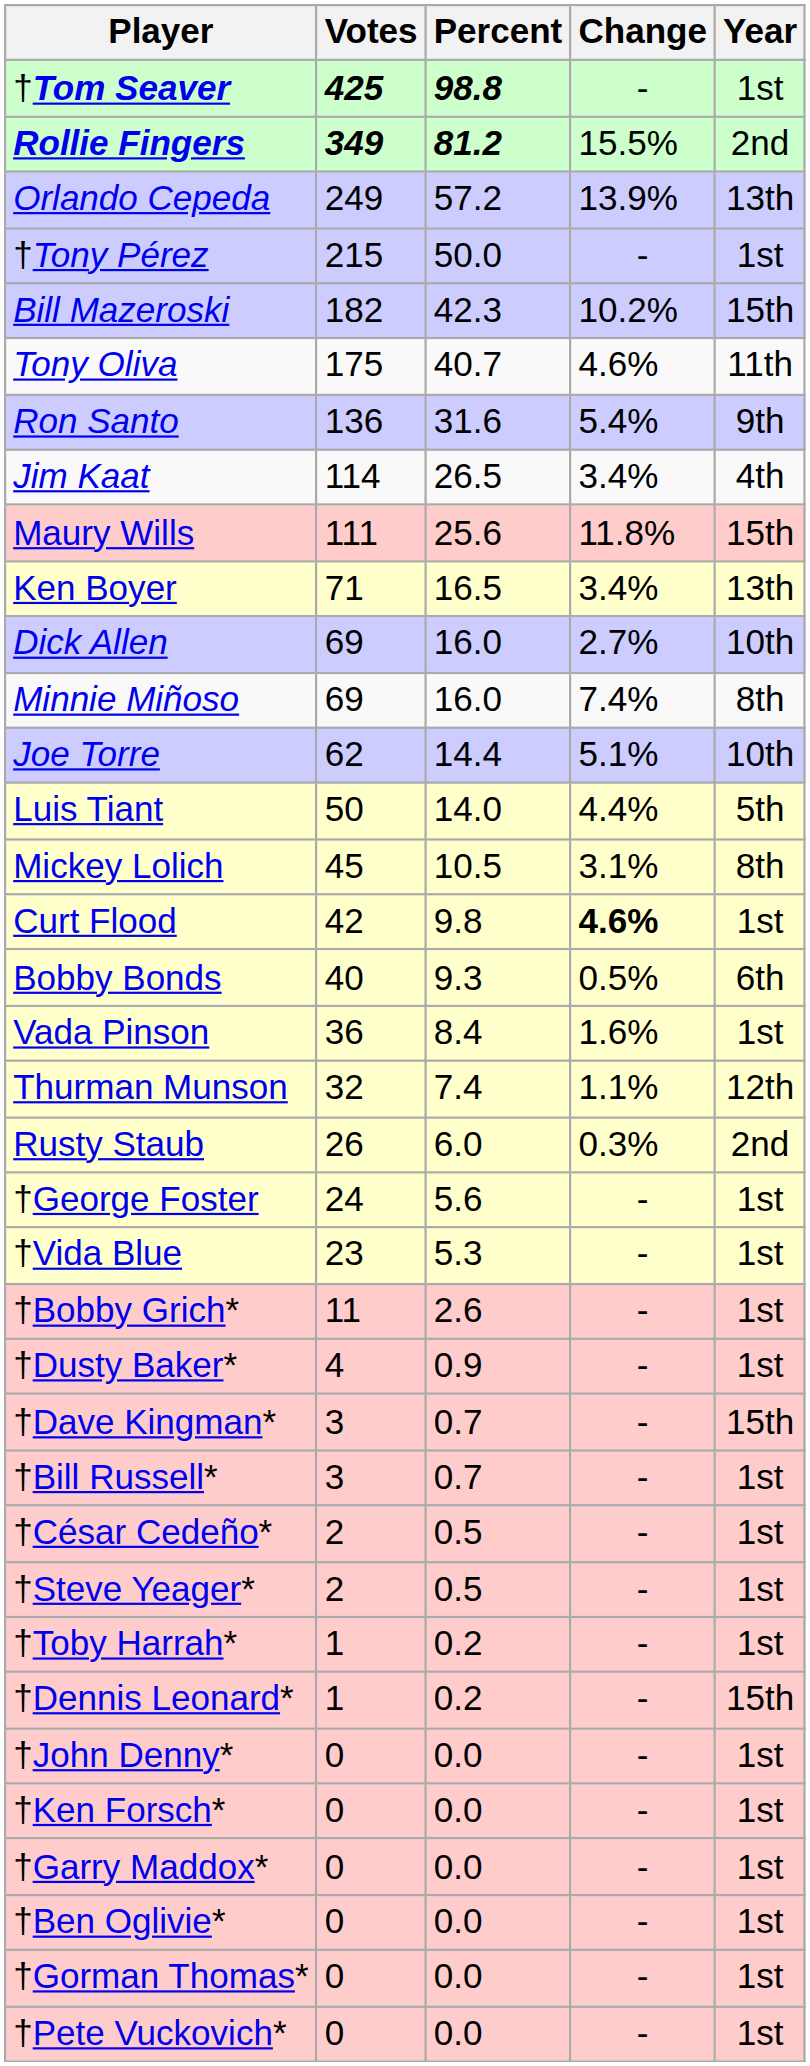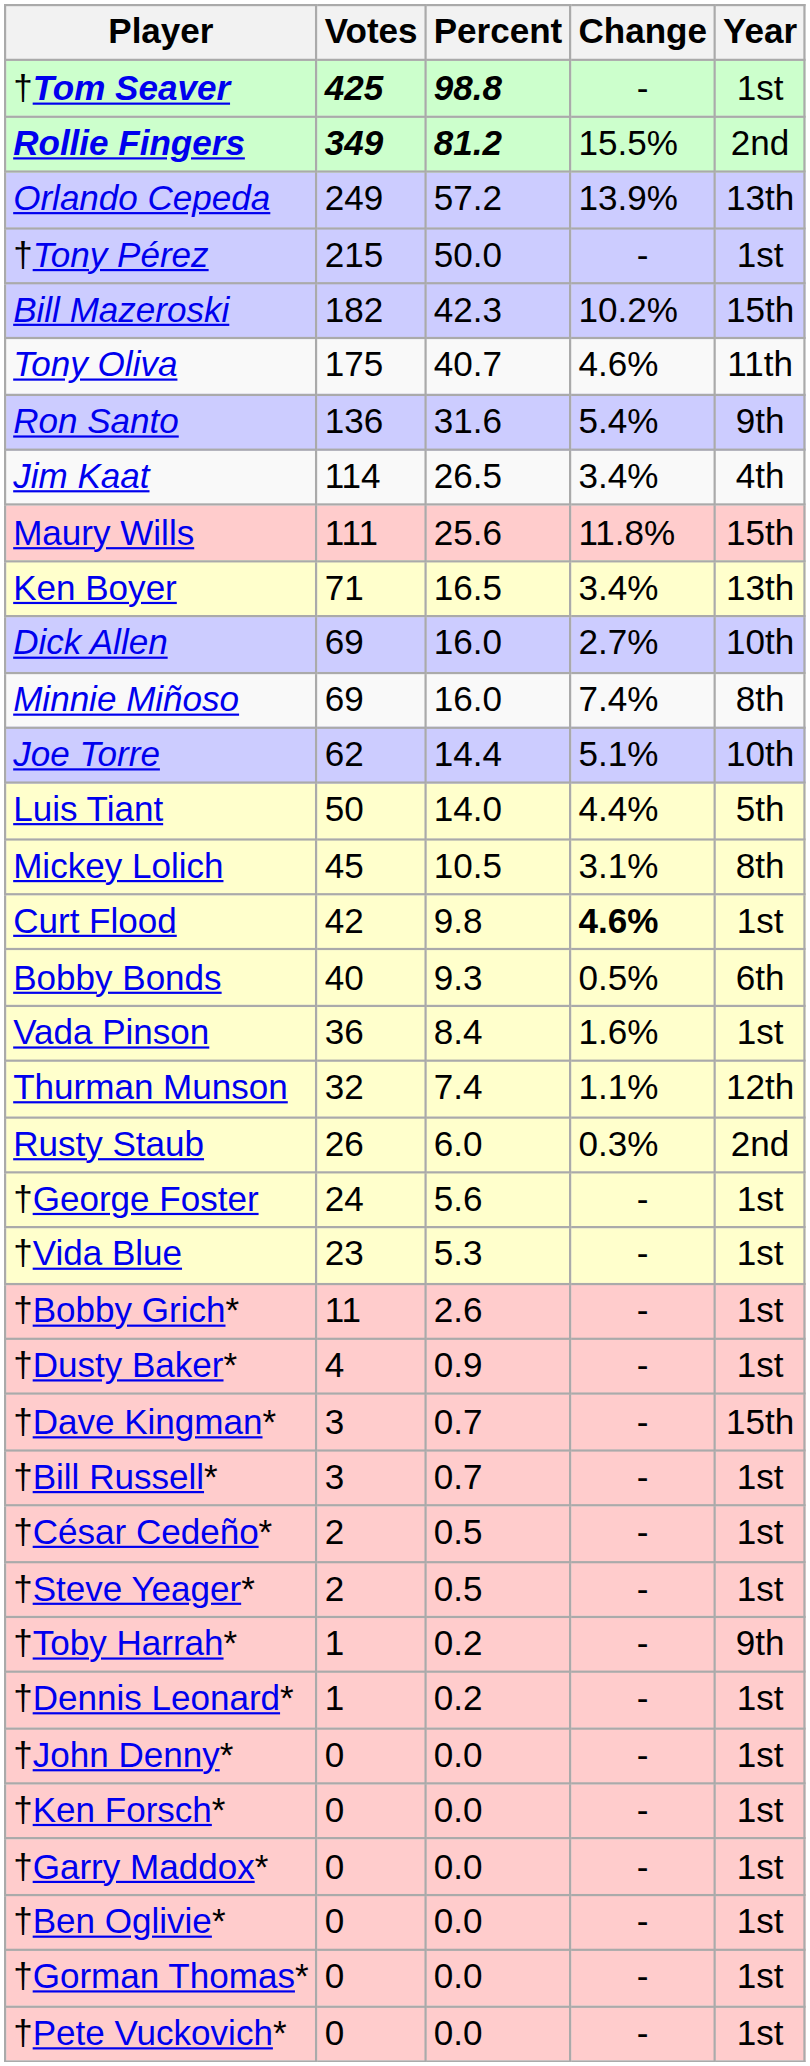(760, 1643) 1st -> (760, 1643) 9th
(760, 1699) 15th -> (760, 1699) 1st
